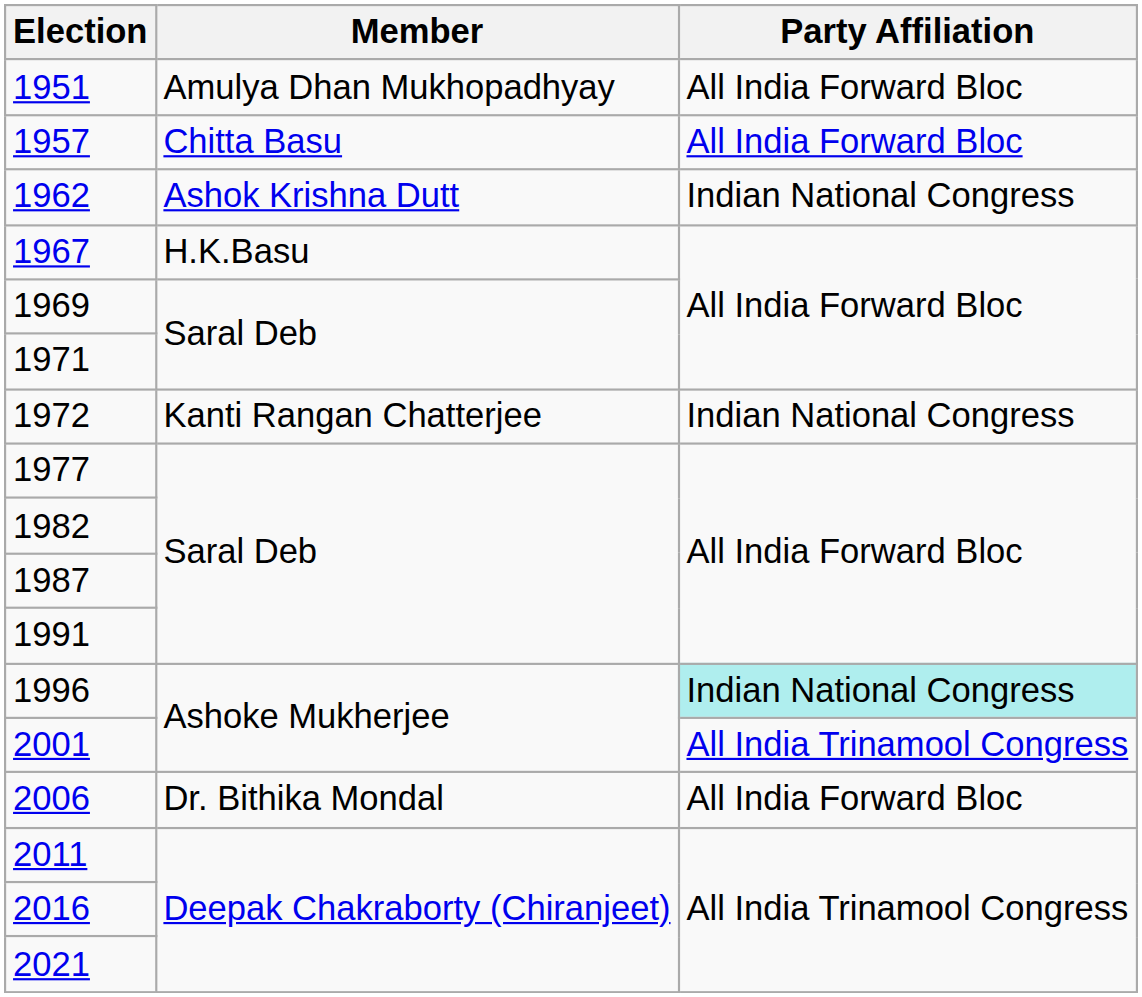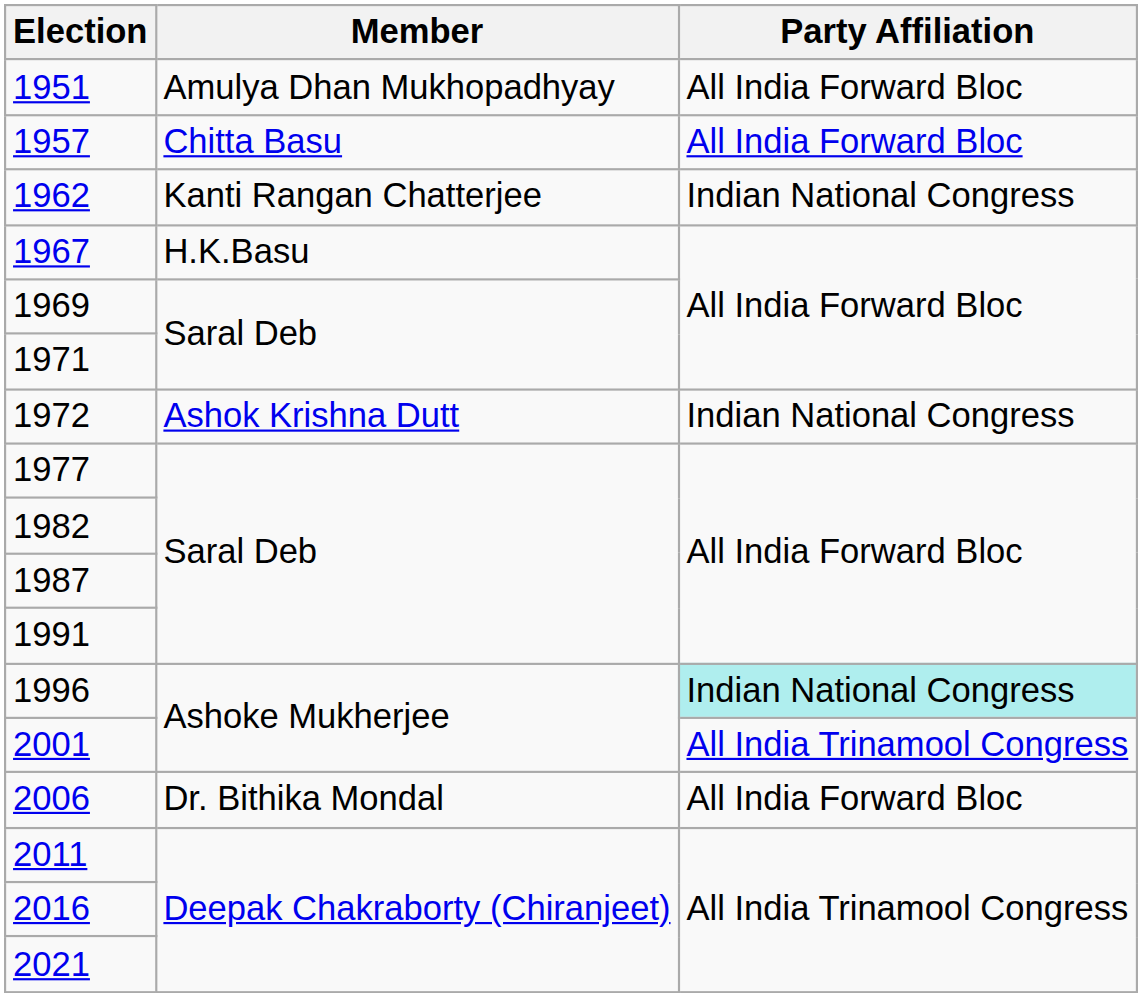(311, 196) Ashok Krishna Dutt -> (353, 196) Kanti Rangan Chatterjee
(353, 415) Kanti Rangan Chatterjee -> (311, 415) Ashok Krishna Dutt
